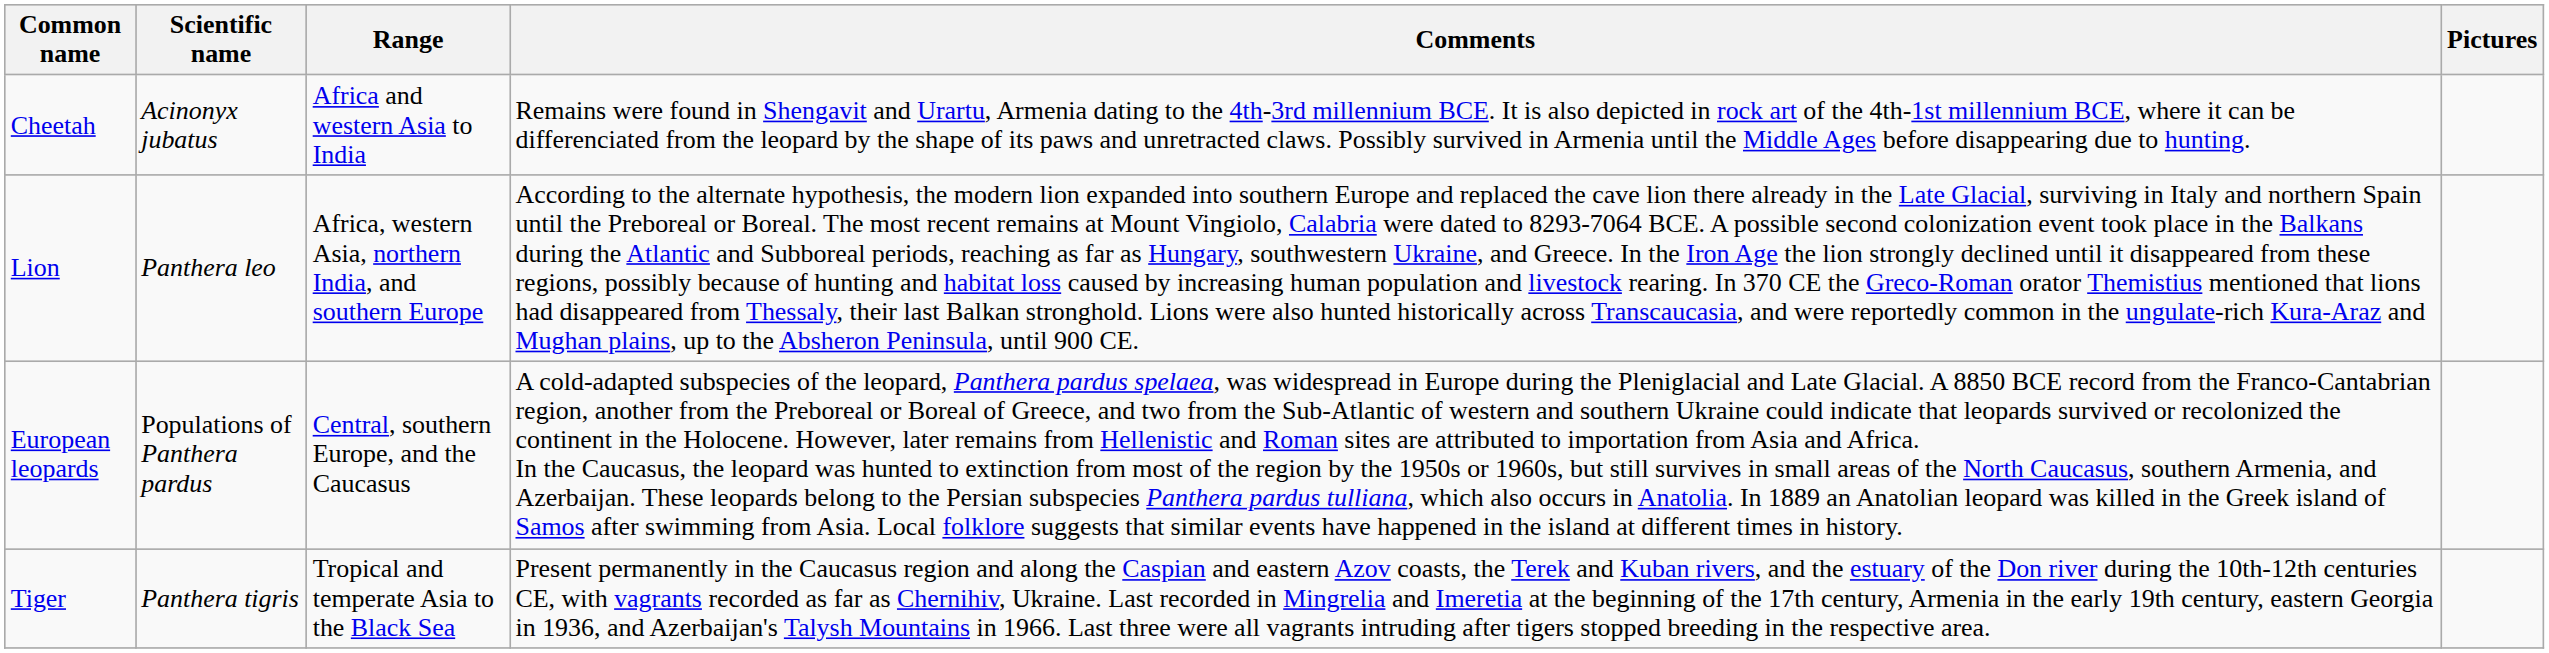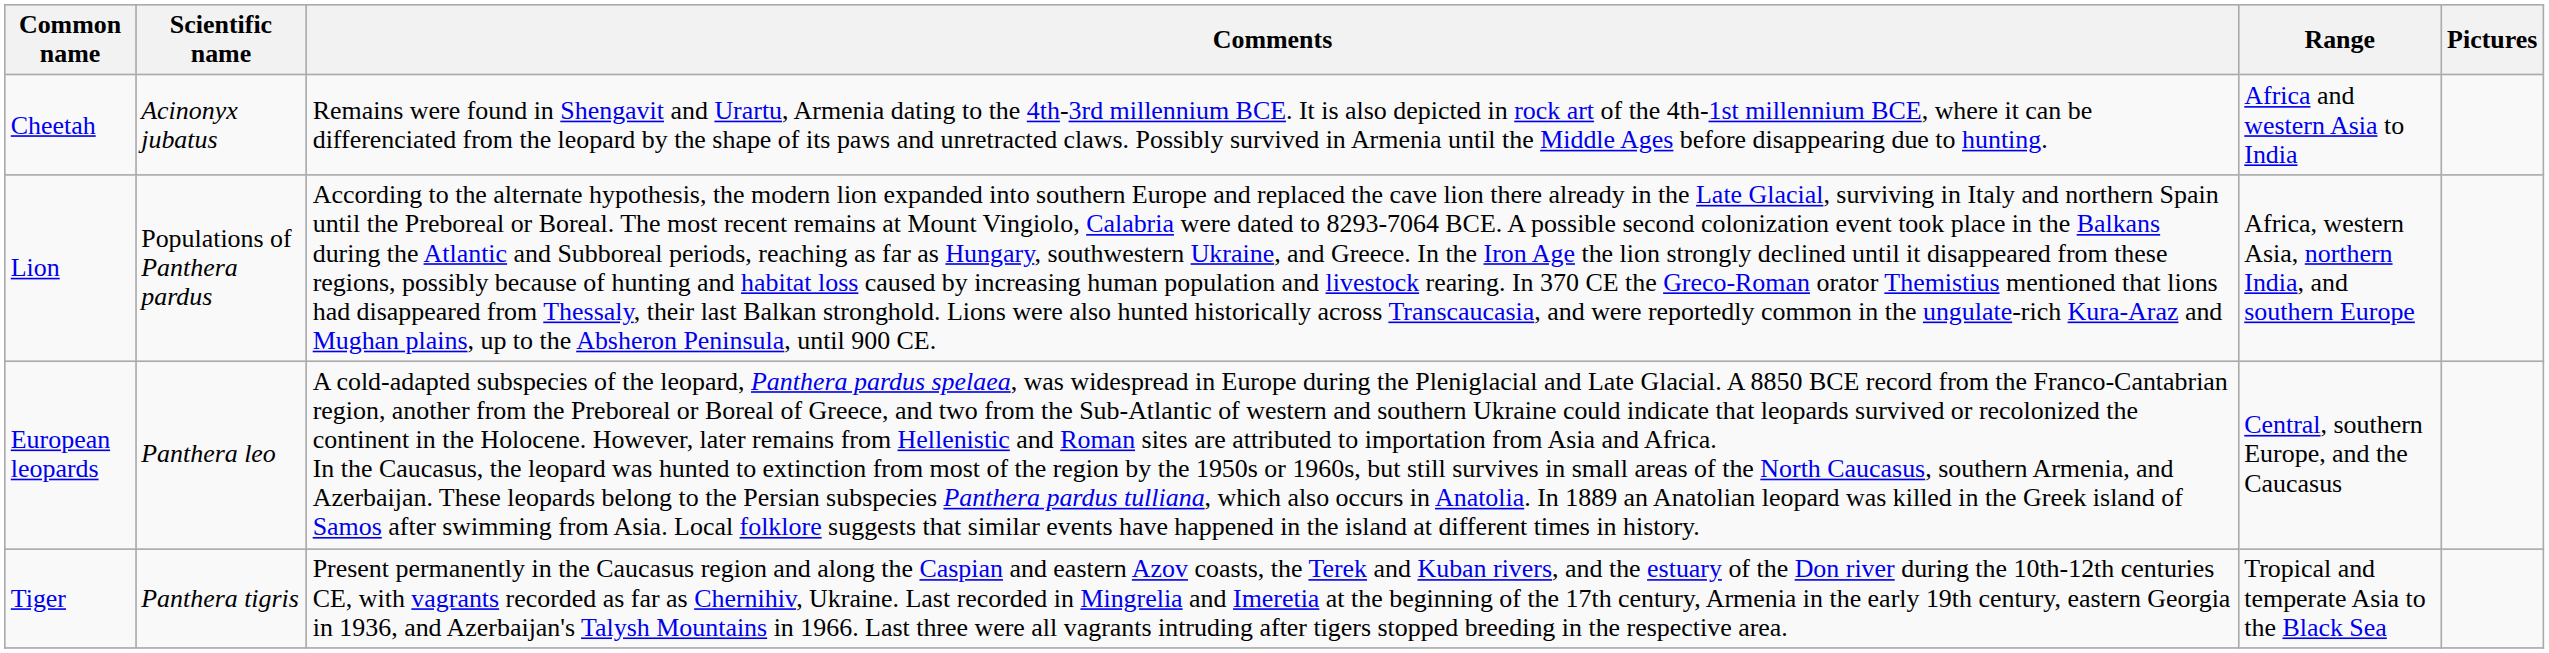columns swapped: (408, 39) <-> (1475, 39)
(209, 267) Panthera leo -> (216, 267) Populations of Panthera pardus
(216, 454) Populations of Panthera pardus -> (209, 454) Panthera leo
